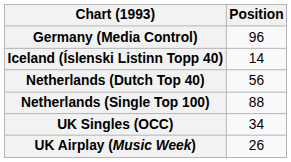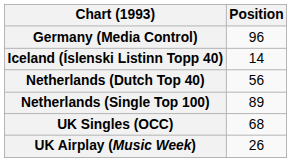(256, 102) 88 -> (256, 102) 89
(256, 124) 34 -> (256, 124) 68
